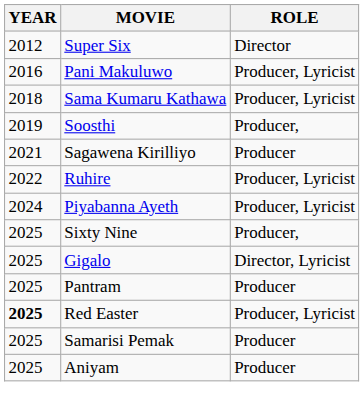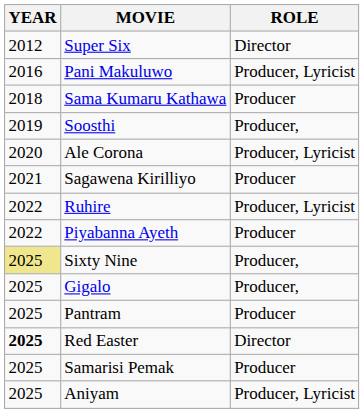(295, 98) Producer, Lyricist -> (265, 98) Producer
+ row: (104, 152)
(25, 206) 2024 -> (25, 233) 2022
(295, 206) Producer, Lyricist -> (265, 233) Producer
(25, 233) no background -> (25, 260) khaki background
(292, 260) Director, Lyricist -> (267, 286) Producer,
(295, 313) Producer, Lyricist -> (262, 340) Director
(265, 367) Producer -> (295, 394) Producer, Lyricist
